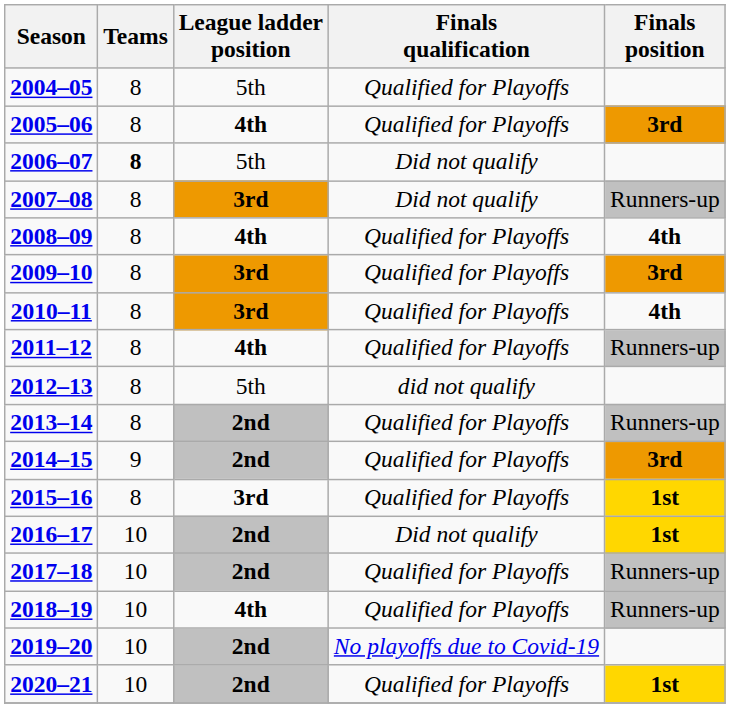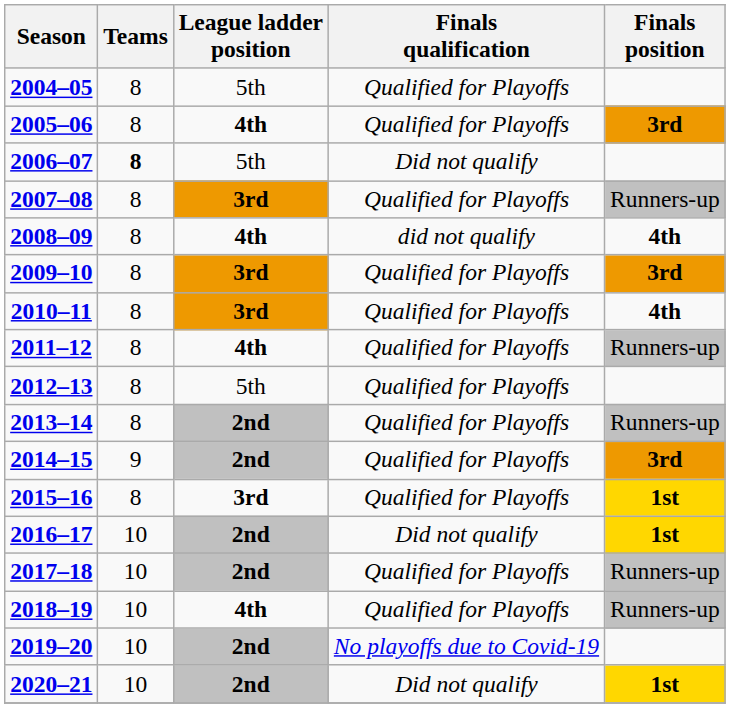(466, 198) Did not qualify -> (466, 198) Qualified for Playoffs
(466, 236) Qualified for Playoffs -> (466, 236) did not qualify
(466, 385) did not qualify -> (466, 385) Qualified for Playoffs
(466, 683) Qualified for Playoffs -> (466, 683) Did not qualify
